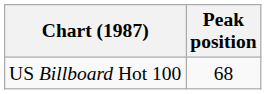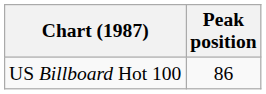(223, 72) 68 -> (223, 72) 86
